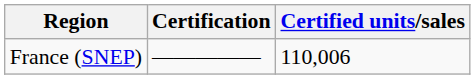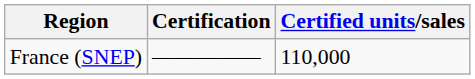(315, 56) 110,006 -> (315, 56) 110,000
